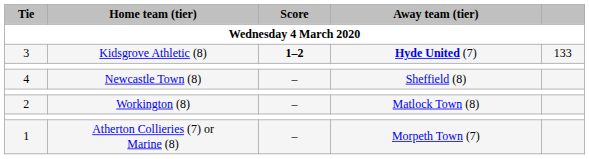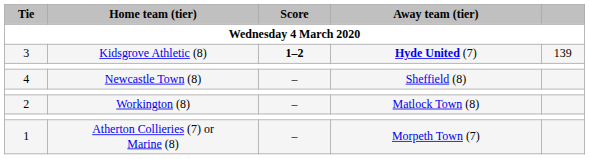(563, 54) 133 -> (563, 54) 139
